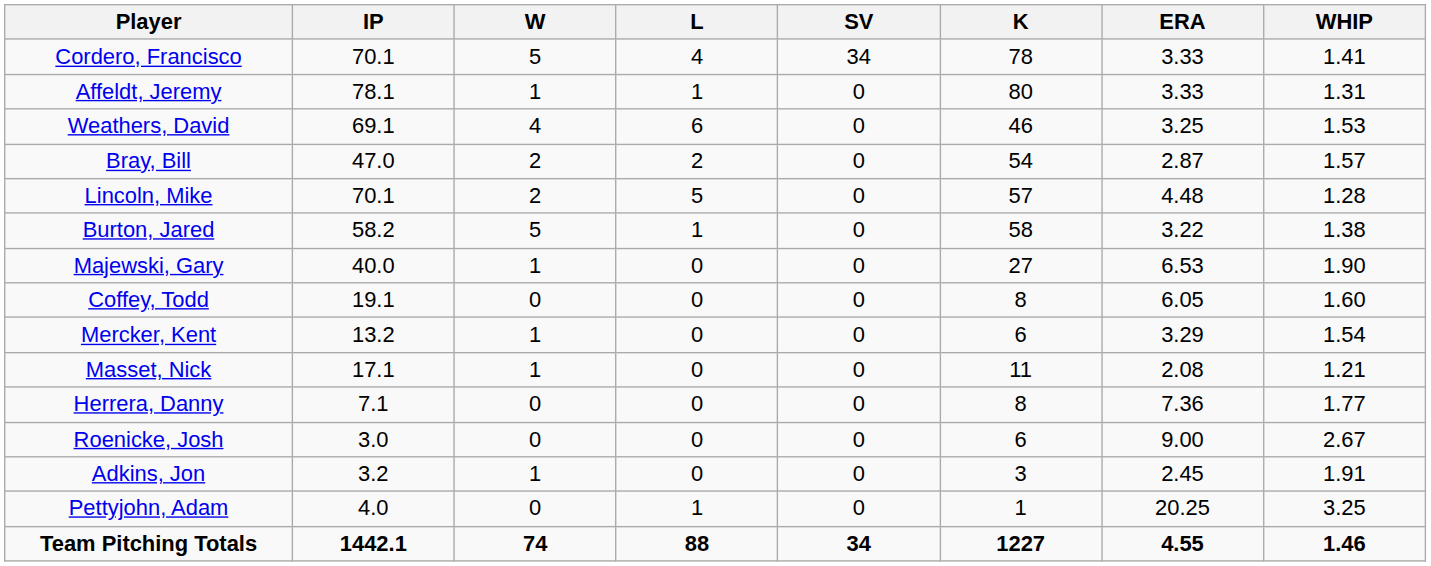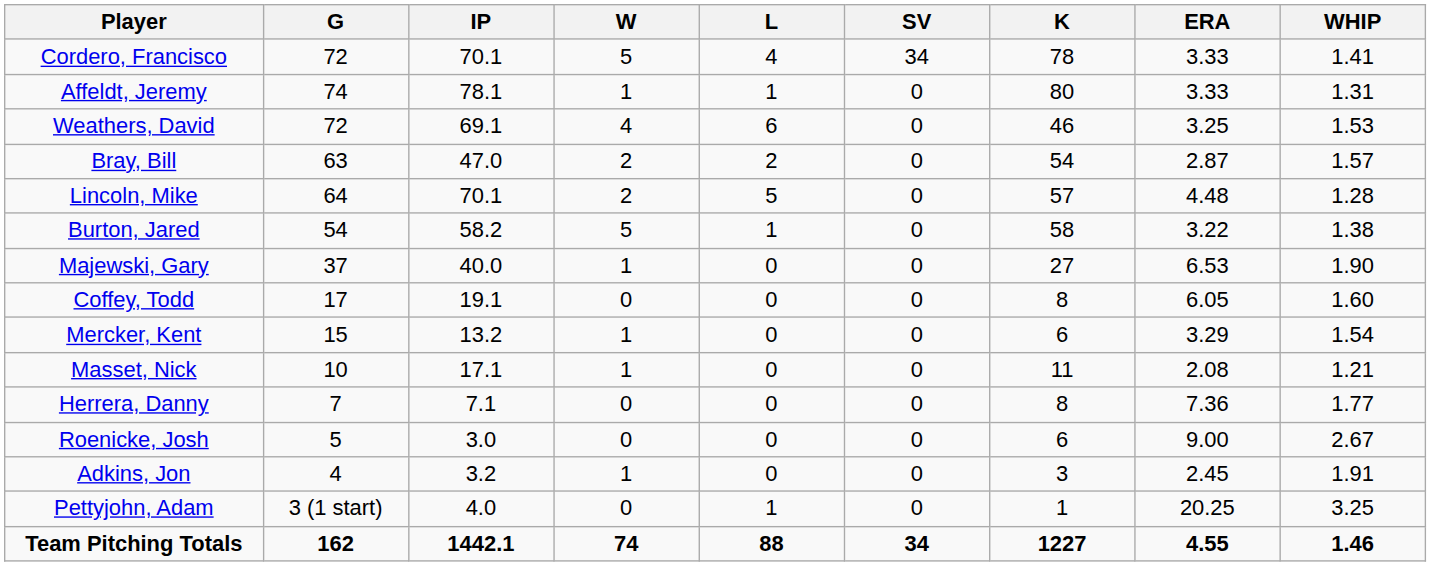+ column: (336, 21)
